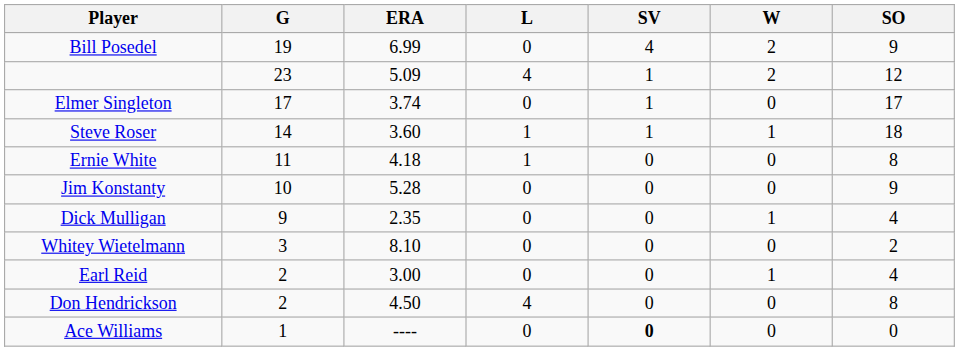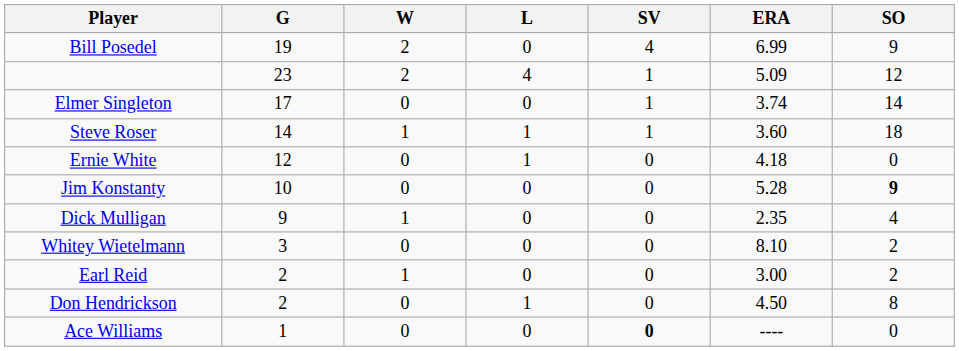columns swapped: (771, 18) <-> (405, 18)
(894, 103) 17 -> (894, 103) 14
(283, 160) 11 -> (283, 160) 12
(894, 160) 8 -> (894, 160) 0
(894, 189) normal -> (894, 189) bold
(894, 274) 4 -> (894, 274) 2
(527, 302) 4 -> (527, 302) 1
